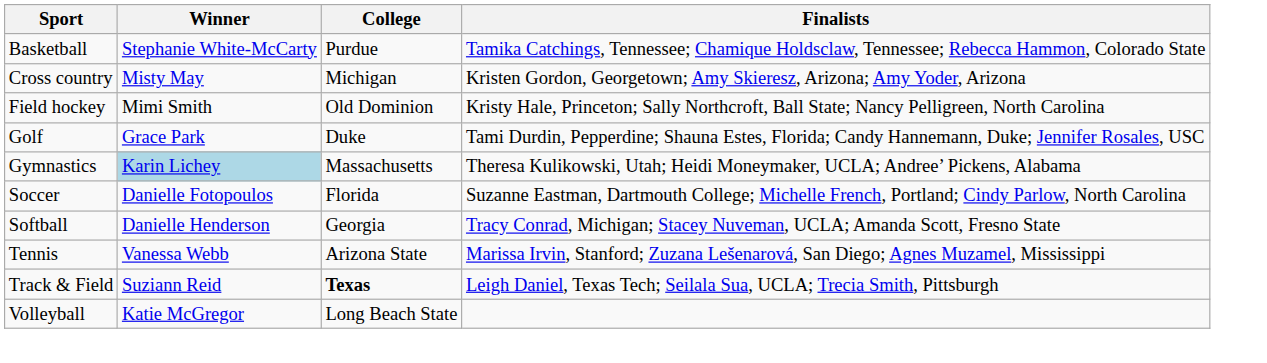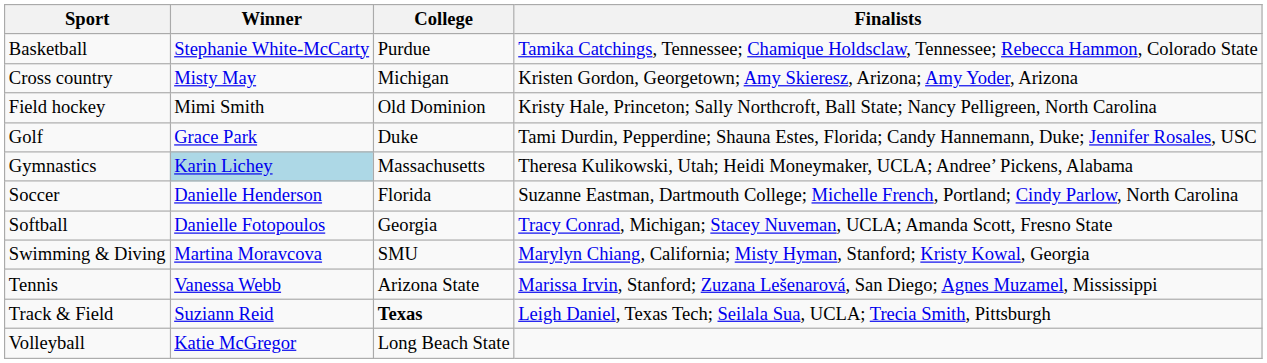(197, 195) Danielle Fotopoulos -> (248, 195) Danielle Henderson
(196, 225) Danielle Henderson -> (250, 225) Danielle Fotopoulos
+ row: (87, 254)
